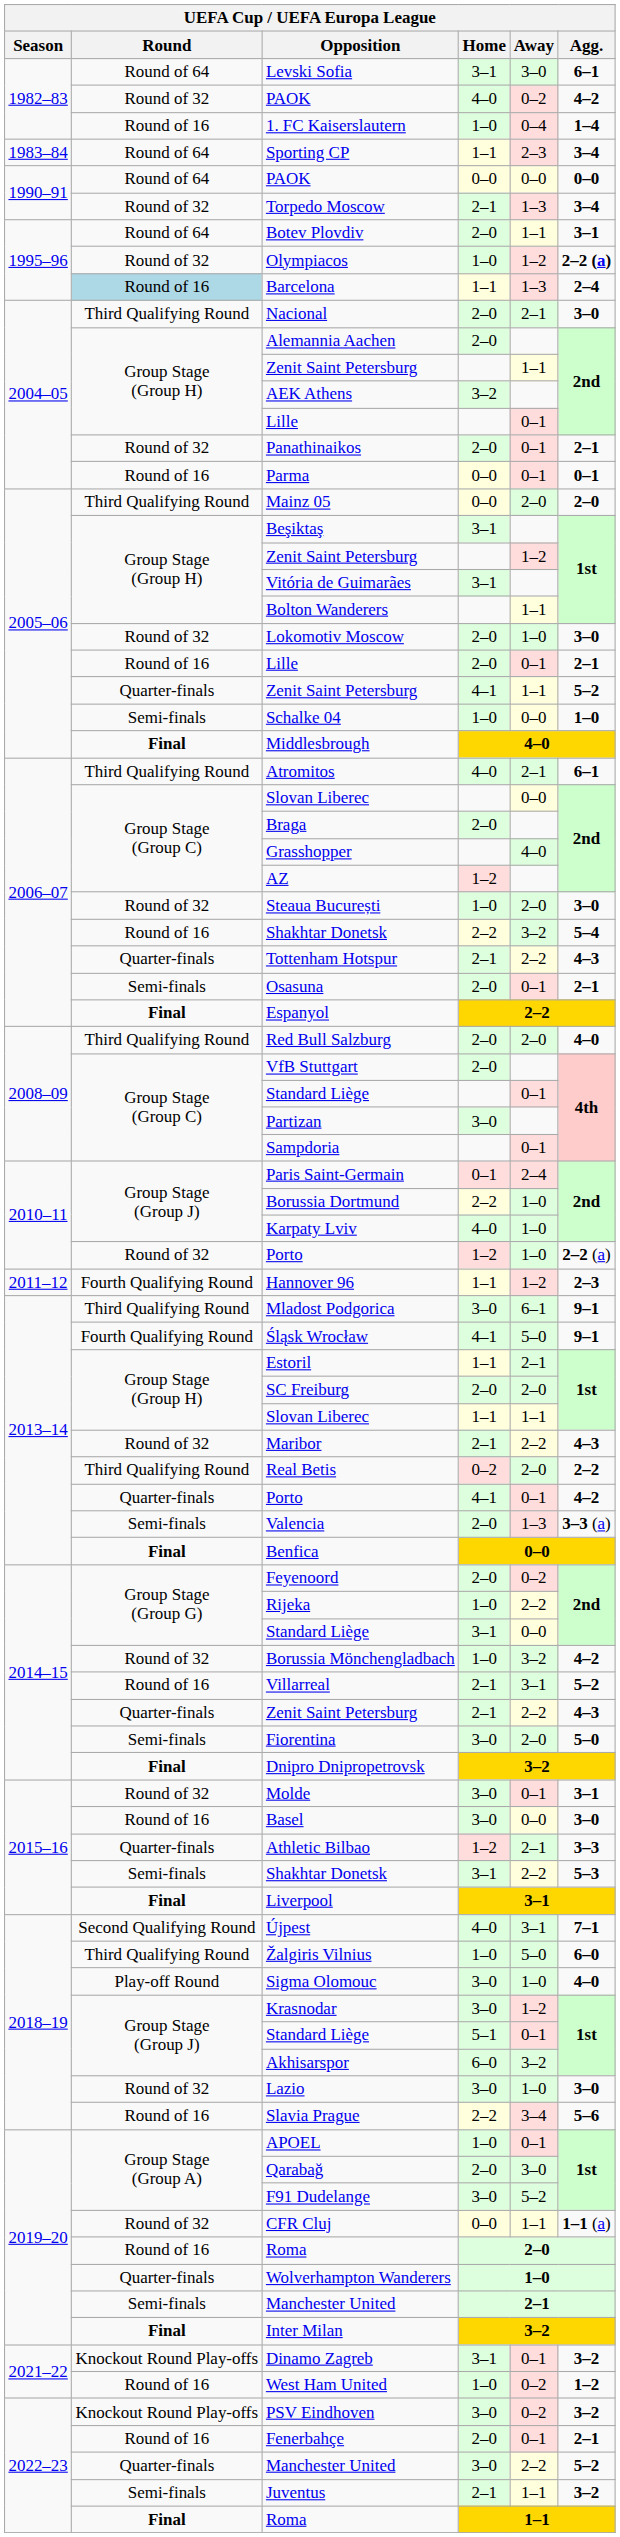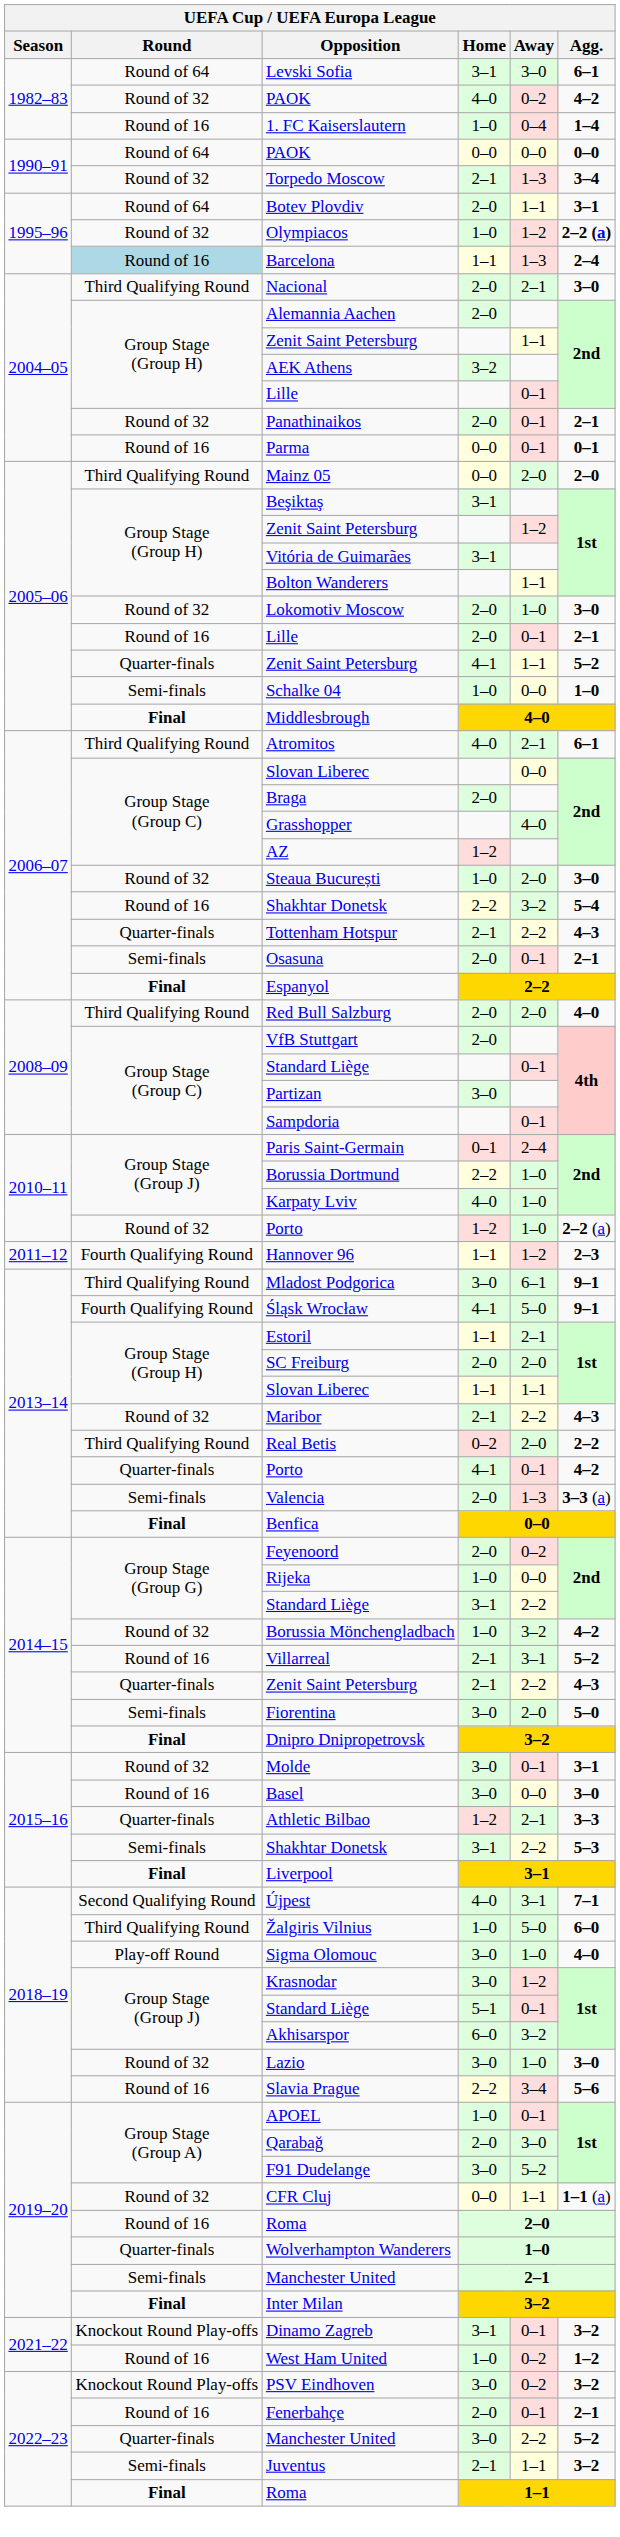- row: (38, 152)
(534, 1604) 2–2 -> (534, 1578) 0–0
(534, 1631) 0–0 -> (534, 1604) 2–2
